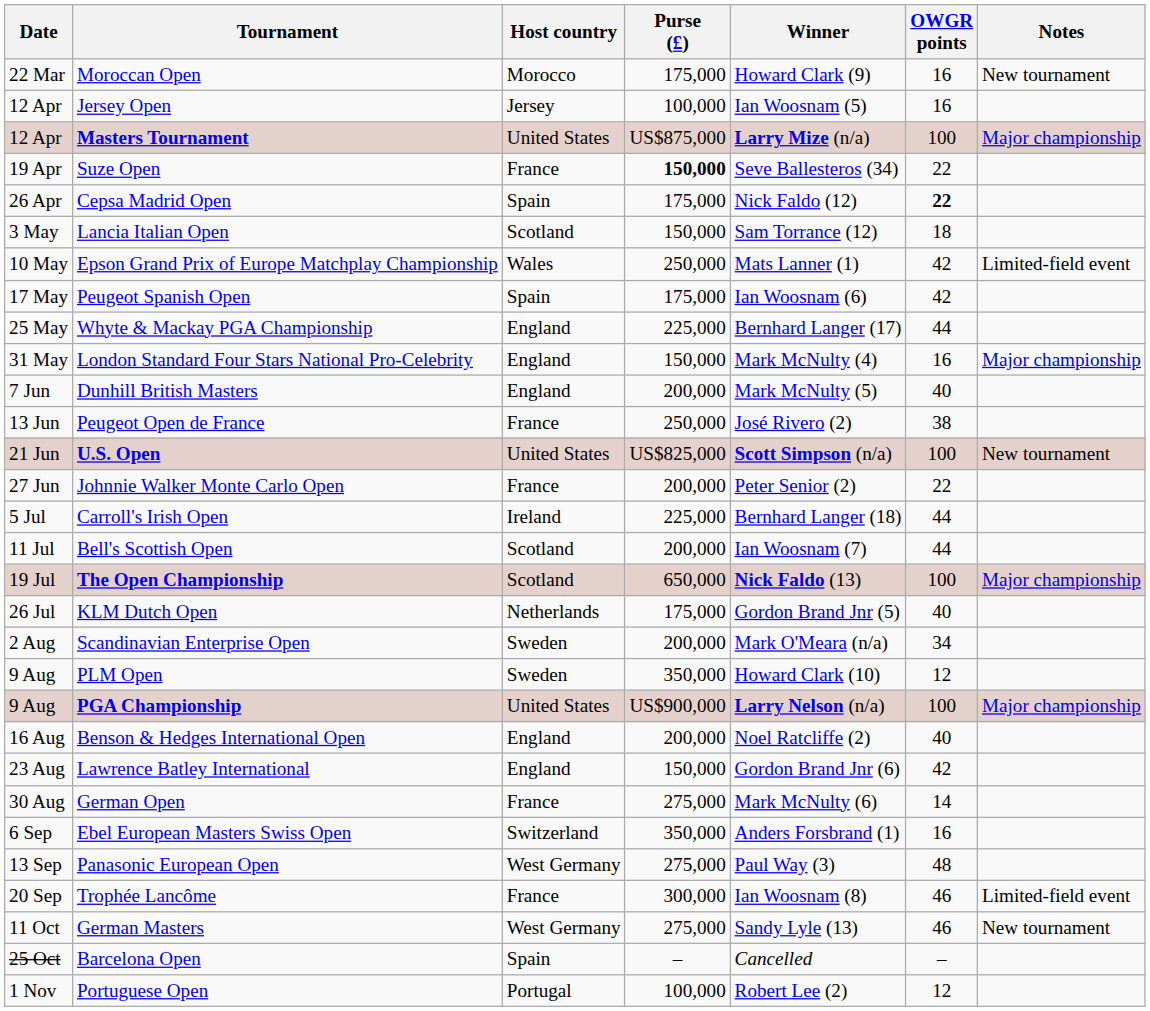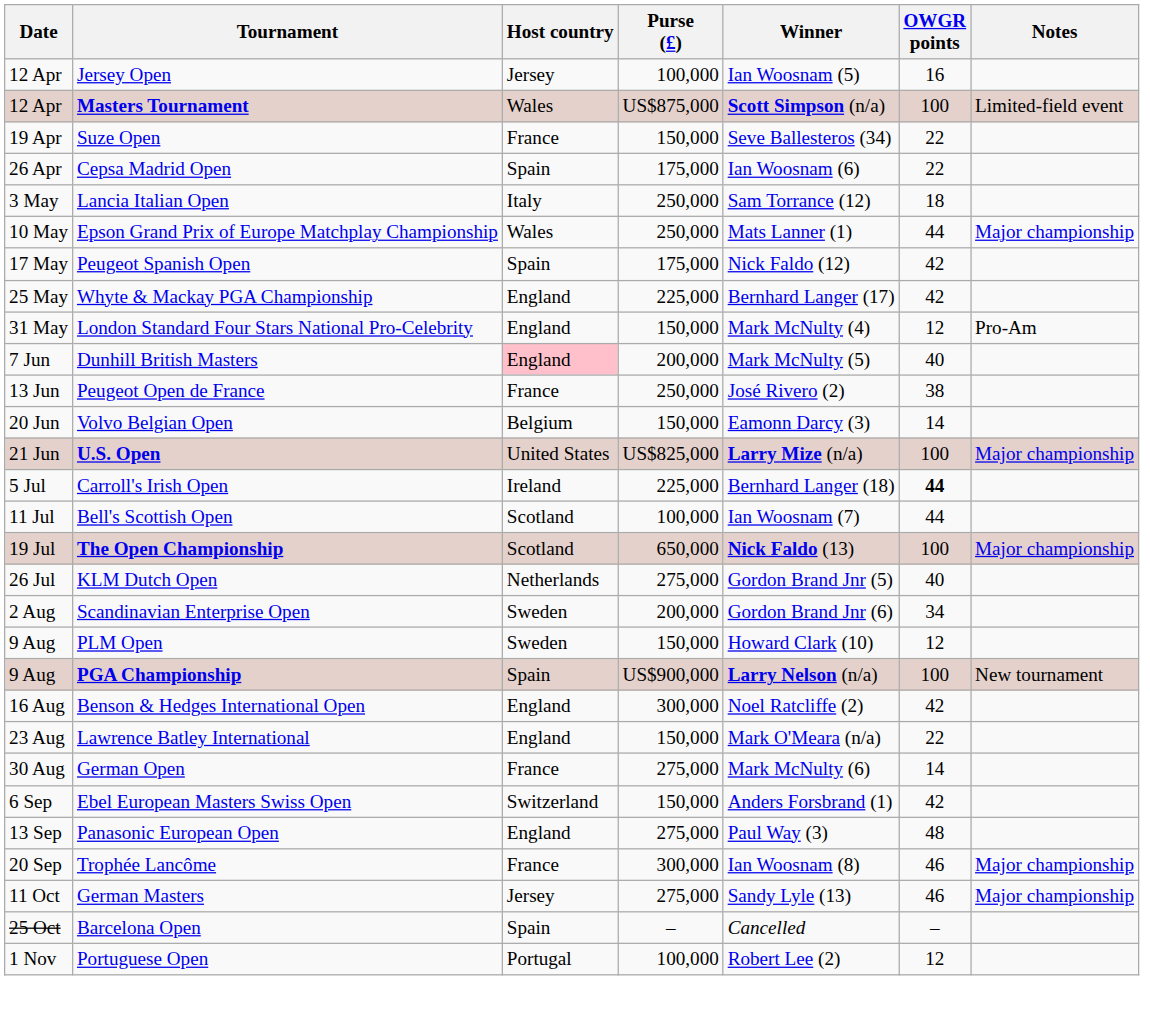- row: (139, 74)
(558, 137) United States -> (530, 106) Wales
(802, 137) Larry Mize (n/a) -> (806, 106) Scott Simpson (n/a)
(1061, 137) Major championship -> (1049, 106) Limited-field event
(695, 169) bold -> (688, 137) normal
(796, 201) Nick Faldo (12) -> (794, 169) Ian Woosnam (6)
(942, 201) bold -> (935, 169) normal
(540, 232) Scotland -> (524, 201) Italy
(695, 232) 150,000 -> (688, 201) 250,000
(942, 264) 42 -> (935, 232) 44
(1056, 264) Limited-field event -> (1055, 232) Major championship
(801, 295) Ian Woosnam (6) -> (789, 264) Nick Faldo (12)
(942, 327) 44 -> (935, 295) 42
(942, 358) 16 -> (935, 327) 12
(1061, 358) Major championship -> (1006, 327) Pro-Am
(539, 390) no background -> (539, 358) pink background
+ row: (155, 422)
(813, 453) Scott Simpson (n/a) -> (795, 453) Larry Mize (n/a)
(1046, 453) New tournament -> (1055, 453) Major championship
- row: (210, 485)
(942, 516) normal -> (935, 485) bold
(695, 548) 200,000 -> (688, 516) 100,000
(695, 611) 175,000 -> (688, 579) 275,000
(811, 643) Mark O'Meara (n/a) -> (810, 611) Gordon Brand Jnr (6)
(695, 674) 350,000 -> (688, 643) 150,000
(558, 706) United States -> (529, 674) Spain
(1061, 706) Major championship -> (1039, 674) New tournament
(695, 737) 200,000 -> (688, 706) 300,000
(942, 737) 40 -> (935, 706) 42
(817, 769) Gordon Brand Jnr (6) -> (804, 737) Mark O'Meara (n/a)
(942, 769) 42 -> (935, 737) 22
(695, 832) 350,000 -> (688, 801) 150,000
(942, 832) 16 -> (935, 801) 42
(564, 864) West Germany -> (539, 832) England
(1056, 895) Limited-field event -> (1055, 864) Major championship
(564, 927) West Germany -> (531, 895) Jersey
(1046, 927) New tournament -> (1055, 895) Major championship
